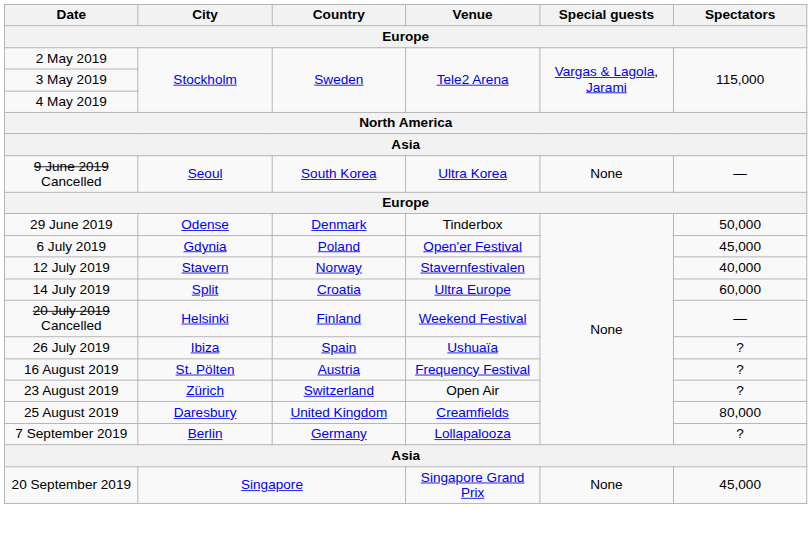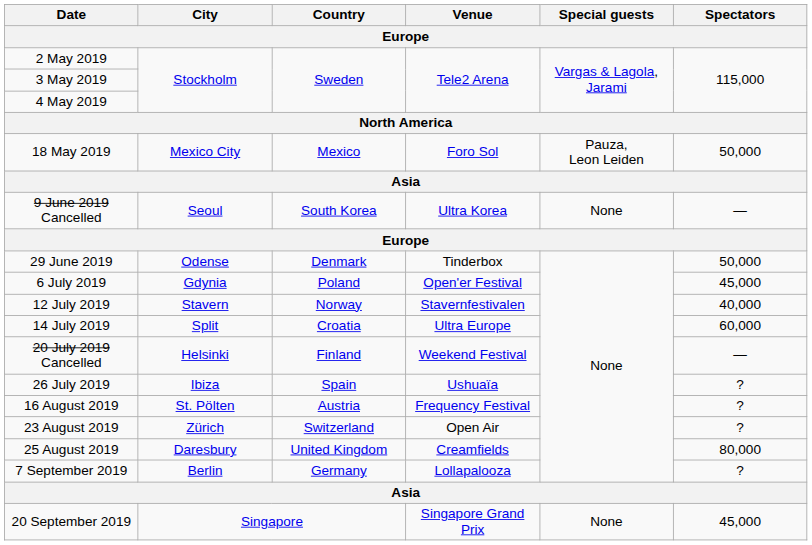+ row: (71, 152)
